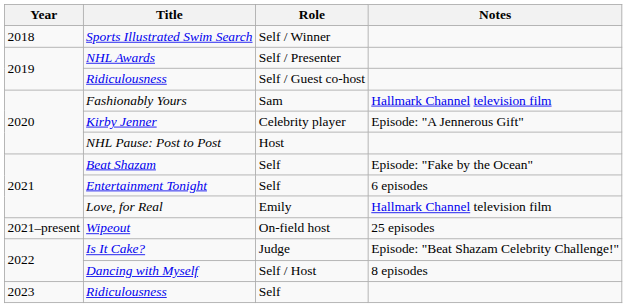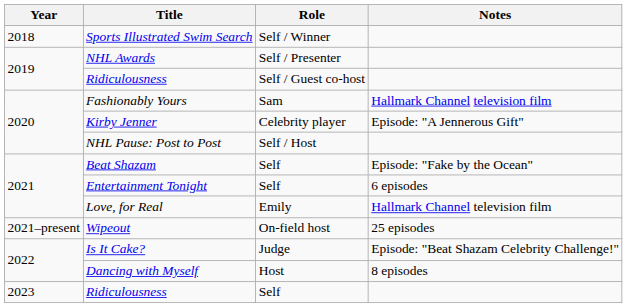(271, 143) Host -> (287, 143) Self / Host
(287, 270) Self / Host -> (271, 270) Host
